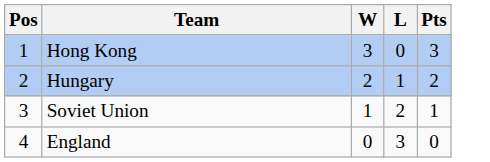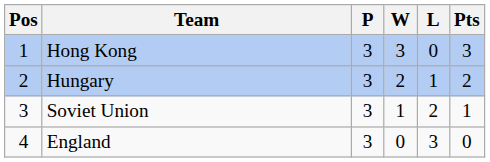+ column: (368, 19)
